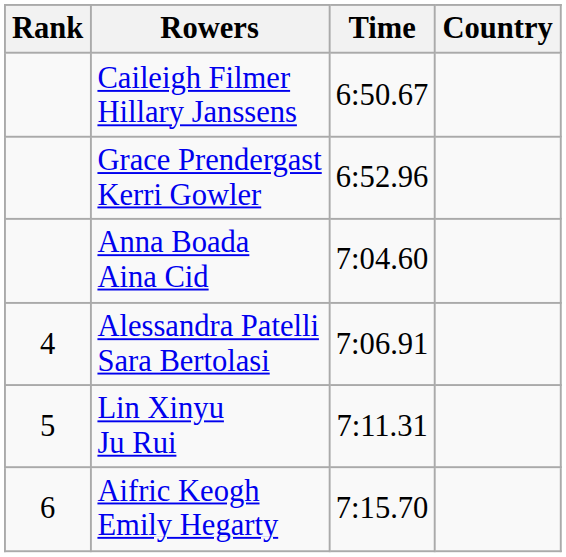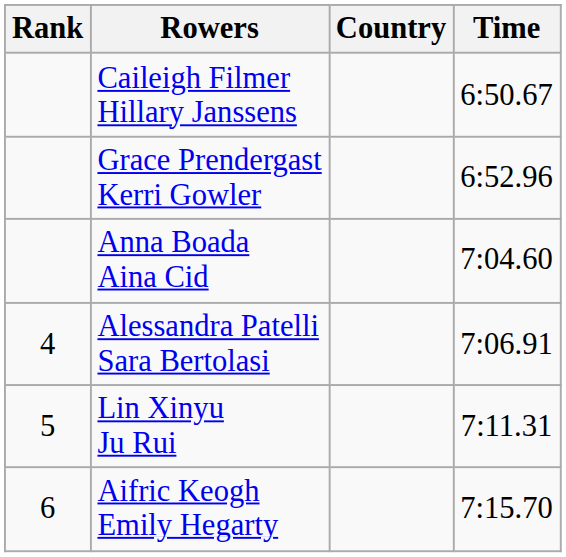columns swapped: (498, 28) <-> (382, 28)
